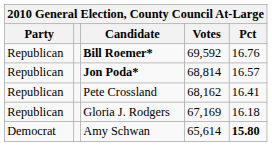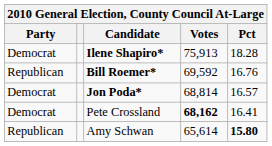+ row: (125, 53)
(35, 72) Republican -> (32, 92) Democrat
(35, 92) Republican -> (32, 111) Democrat
(204, 92) normal -> (201, 111) bold
- row: (127, 111)
(32, 131) Democrat -> (35, 131) Republican
